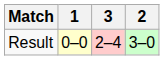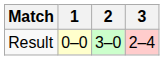columns swapped: (142, 17) <-> (108, 17)
